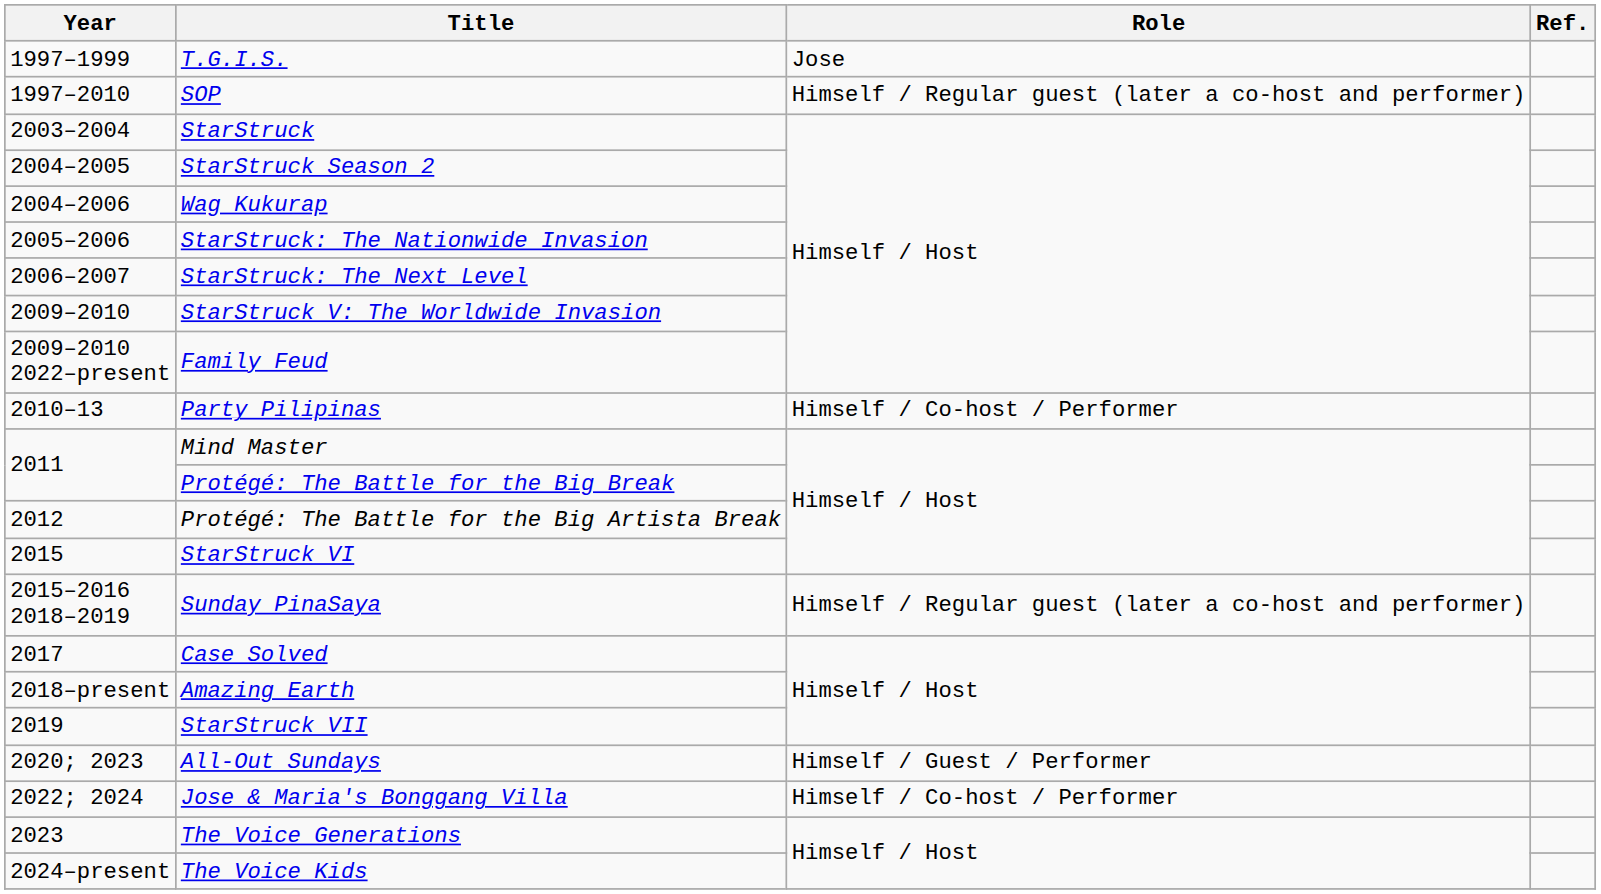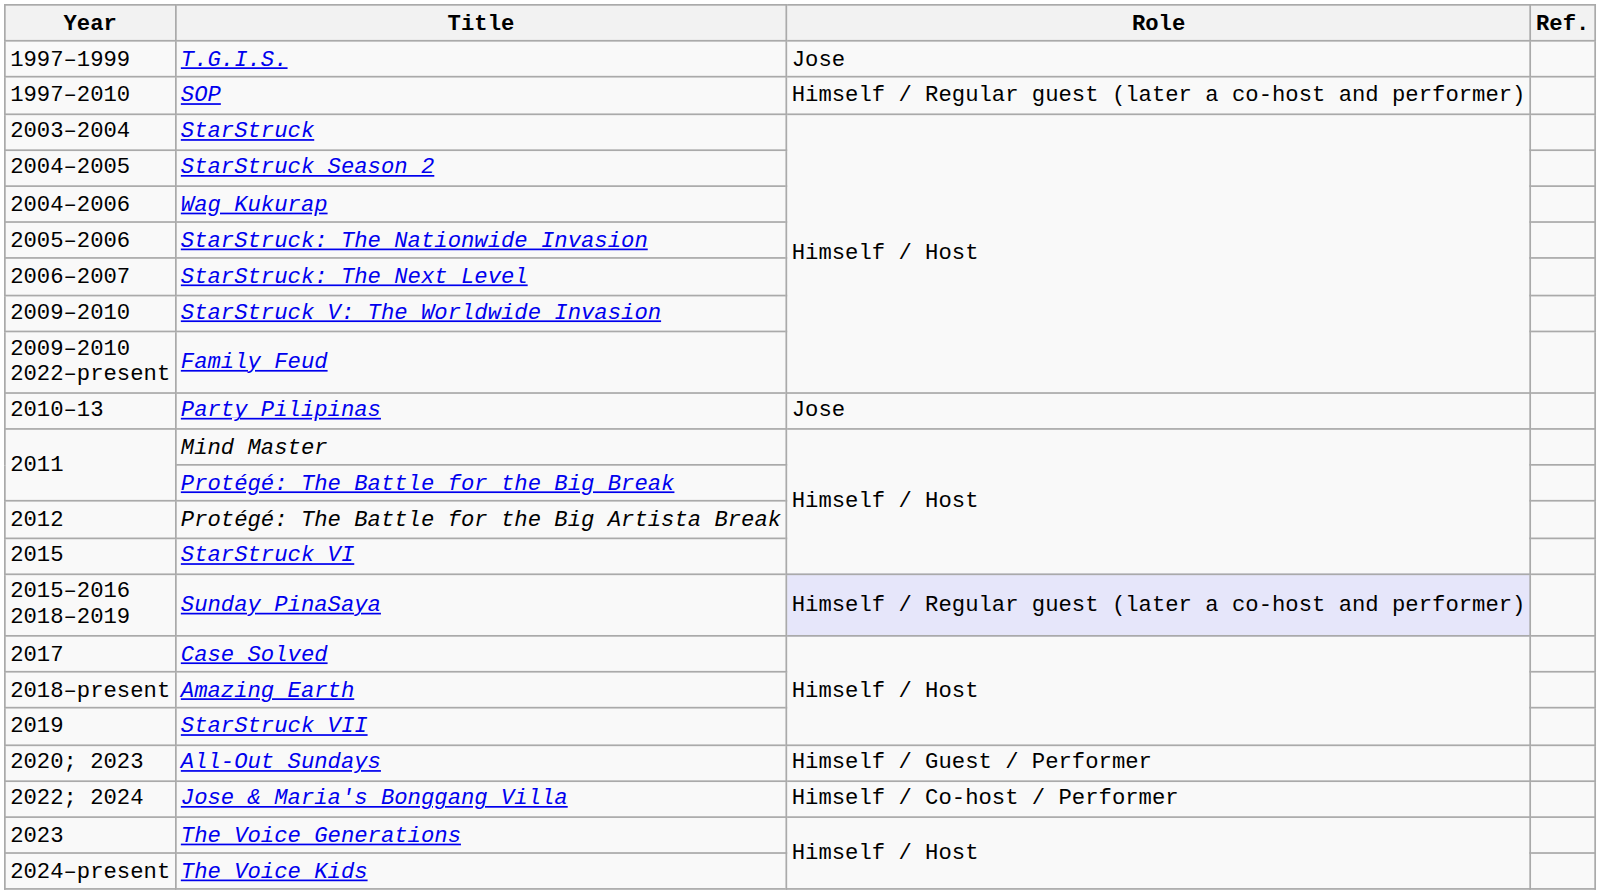(985, 411) Himself / Co-host / Performer -> (818, 411) Jose
(1159, 605) no background -> (1159, 605) lavender background
